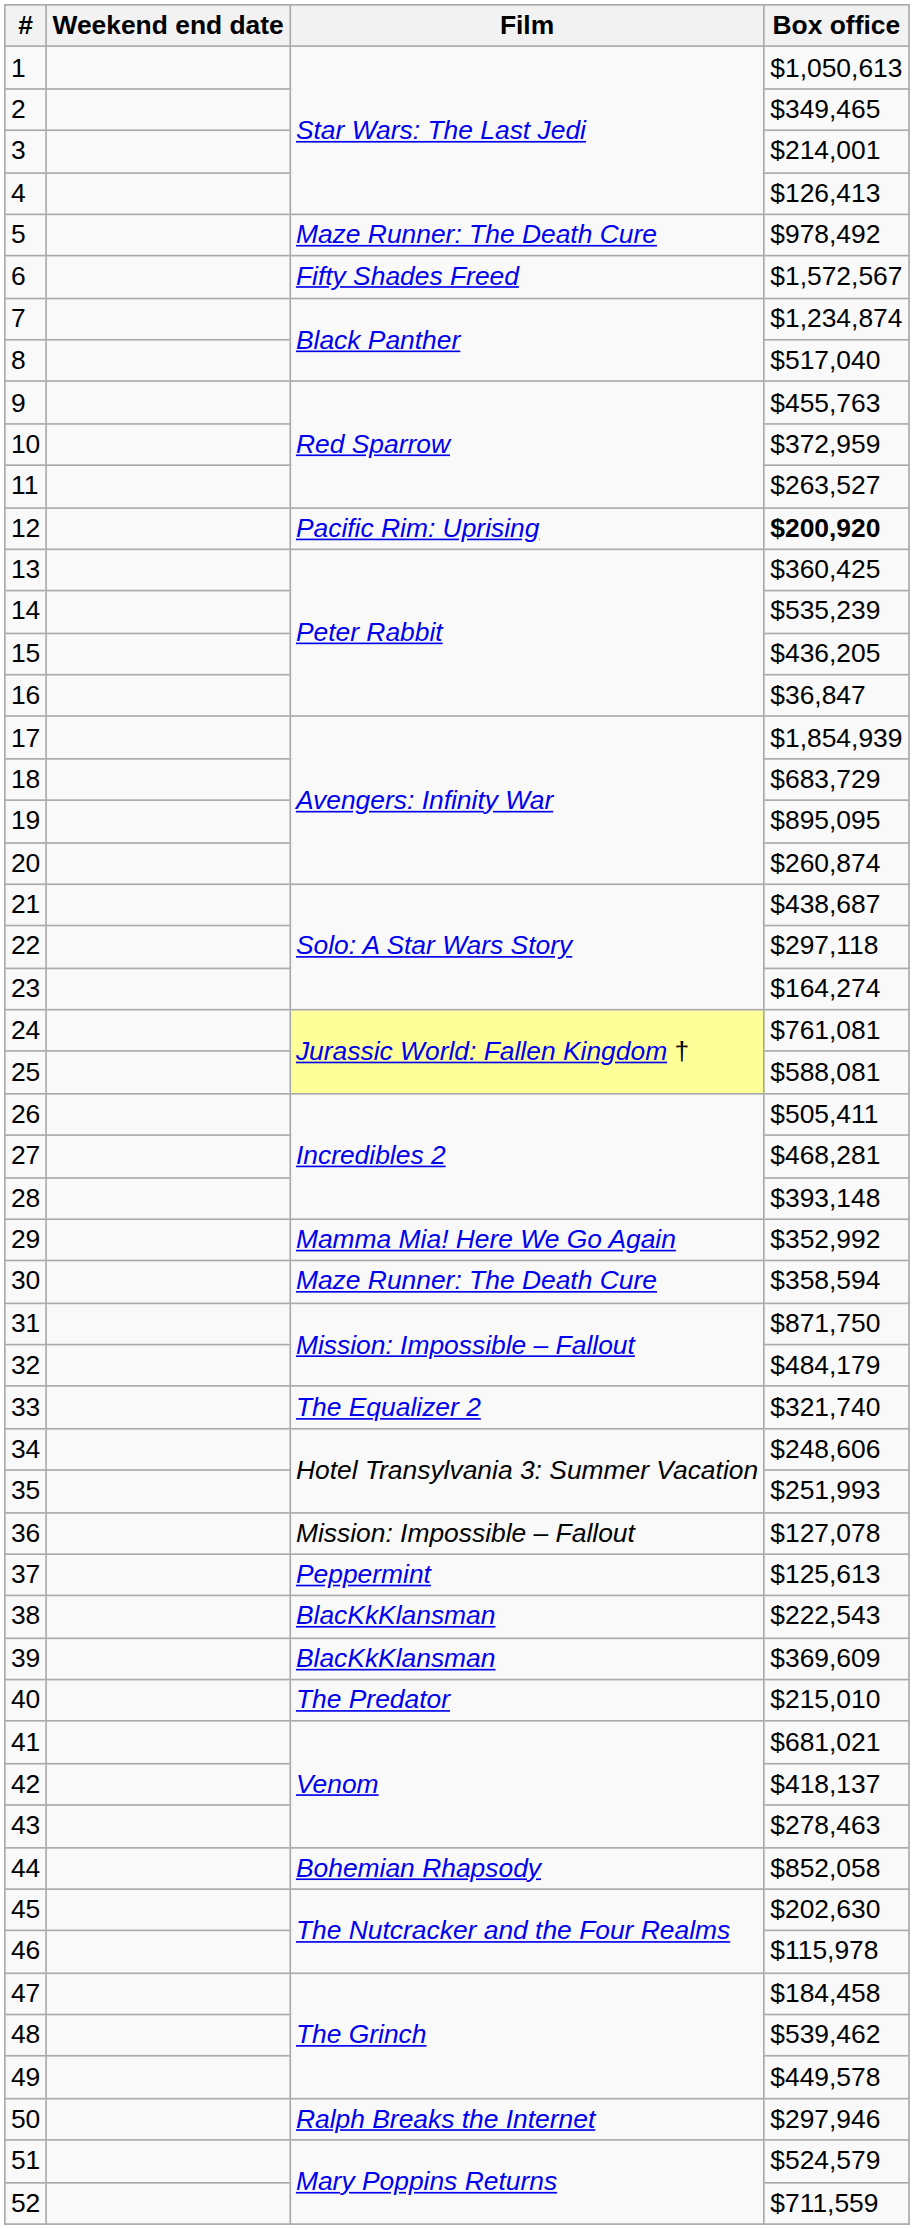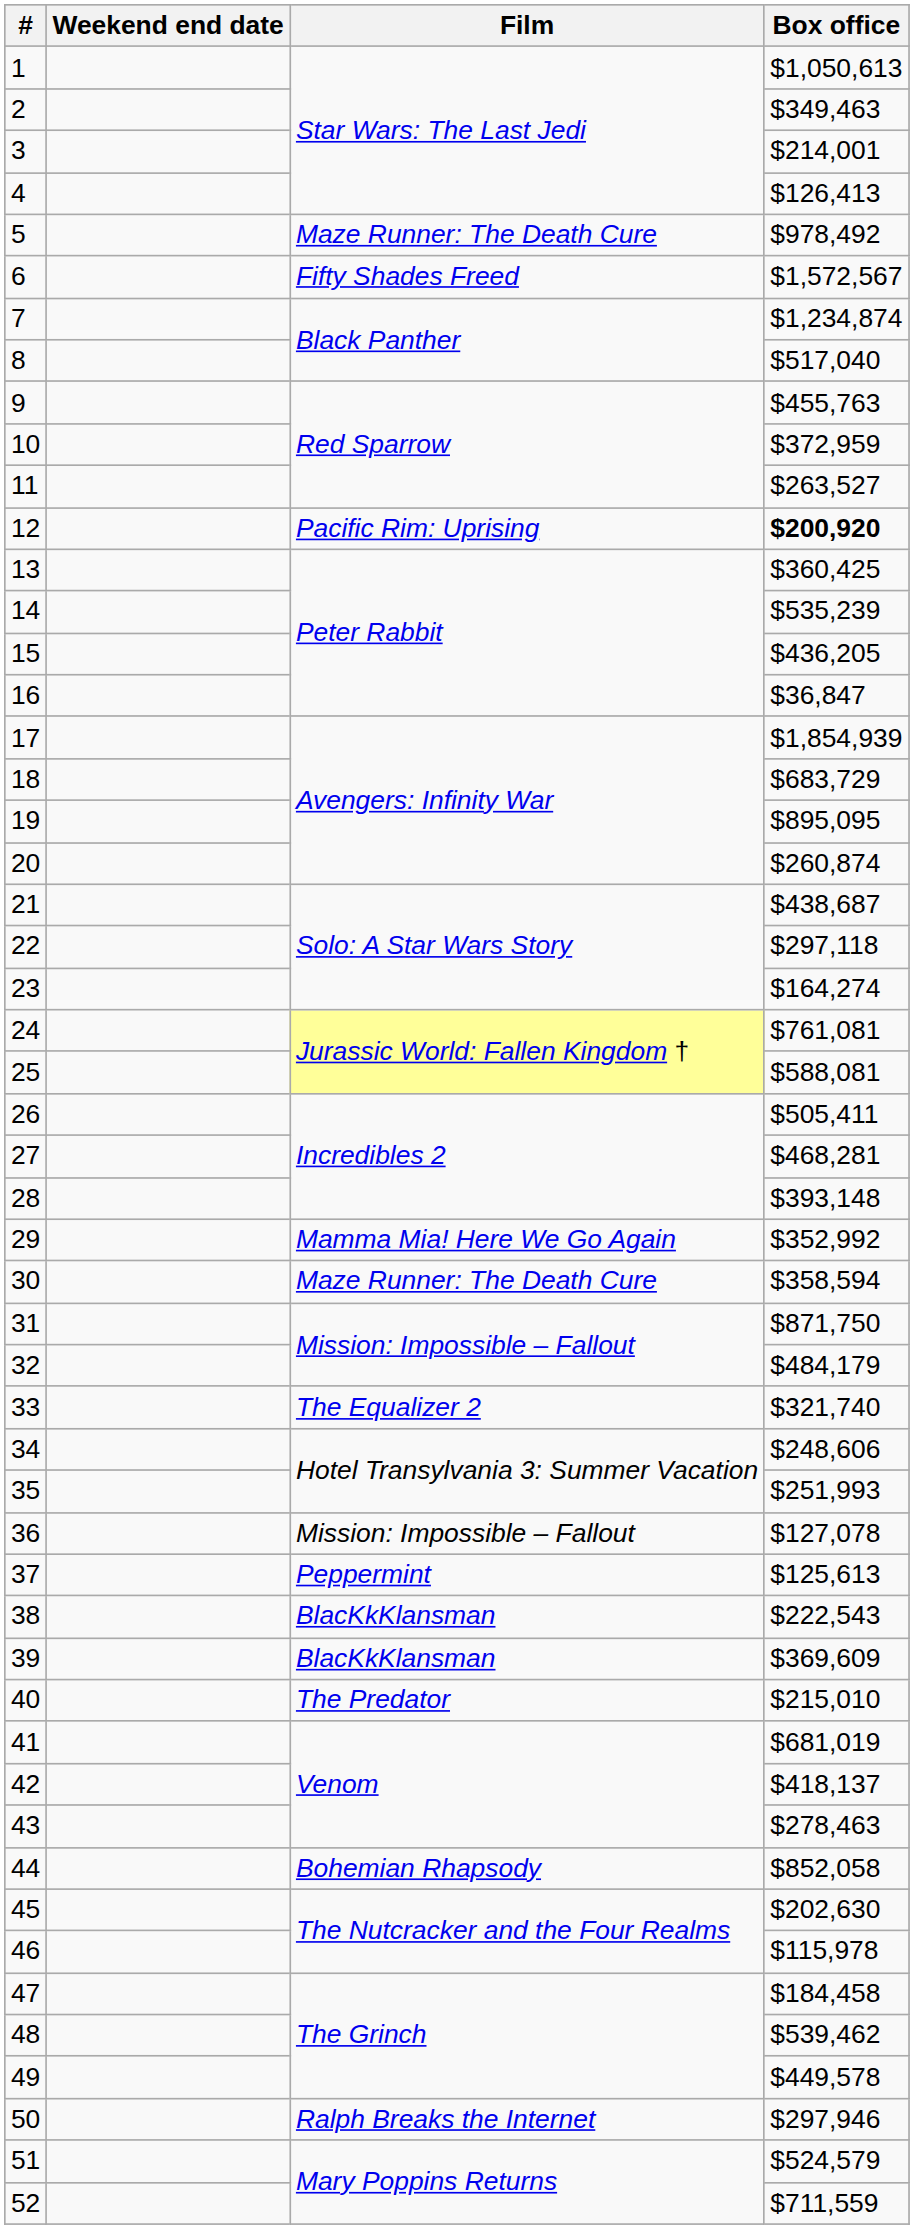(825, 109) $349,465 -> (825, 109) $349,463
(825, 1742) $681,021 -> (825, 1742) $681,019
